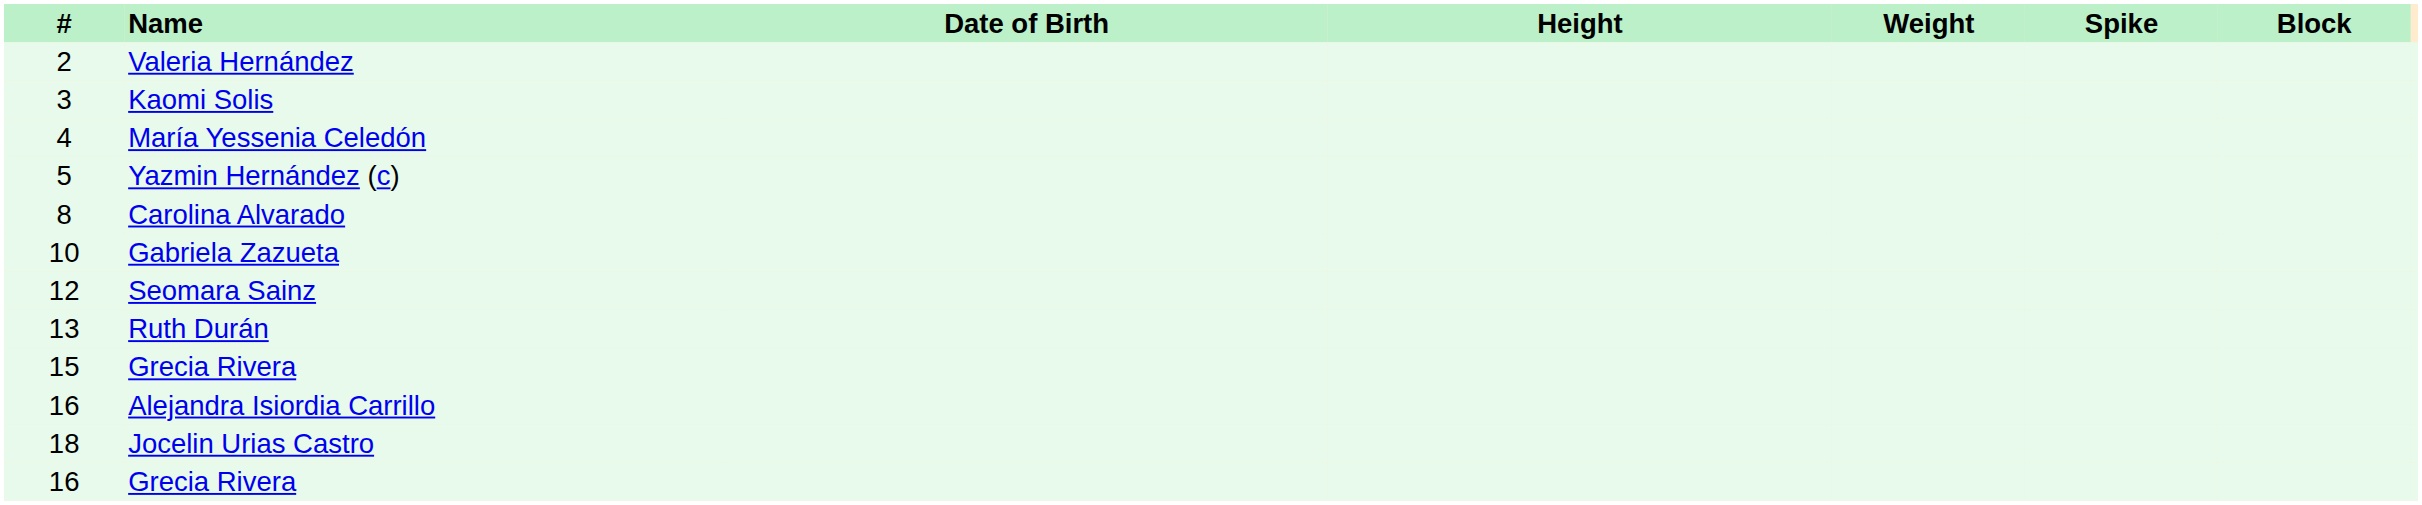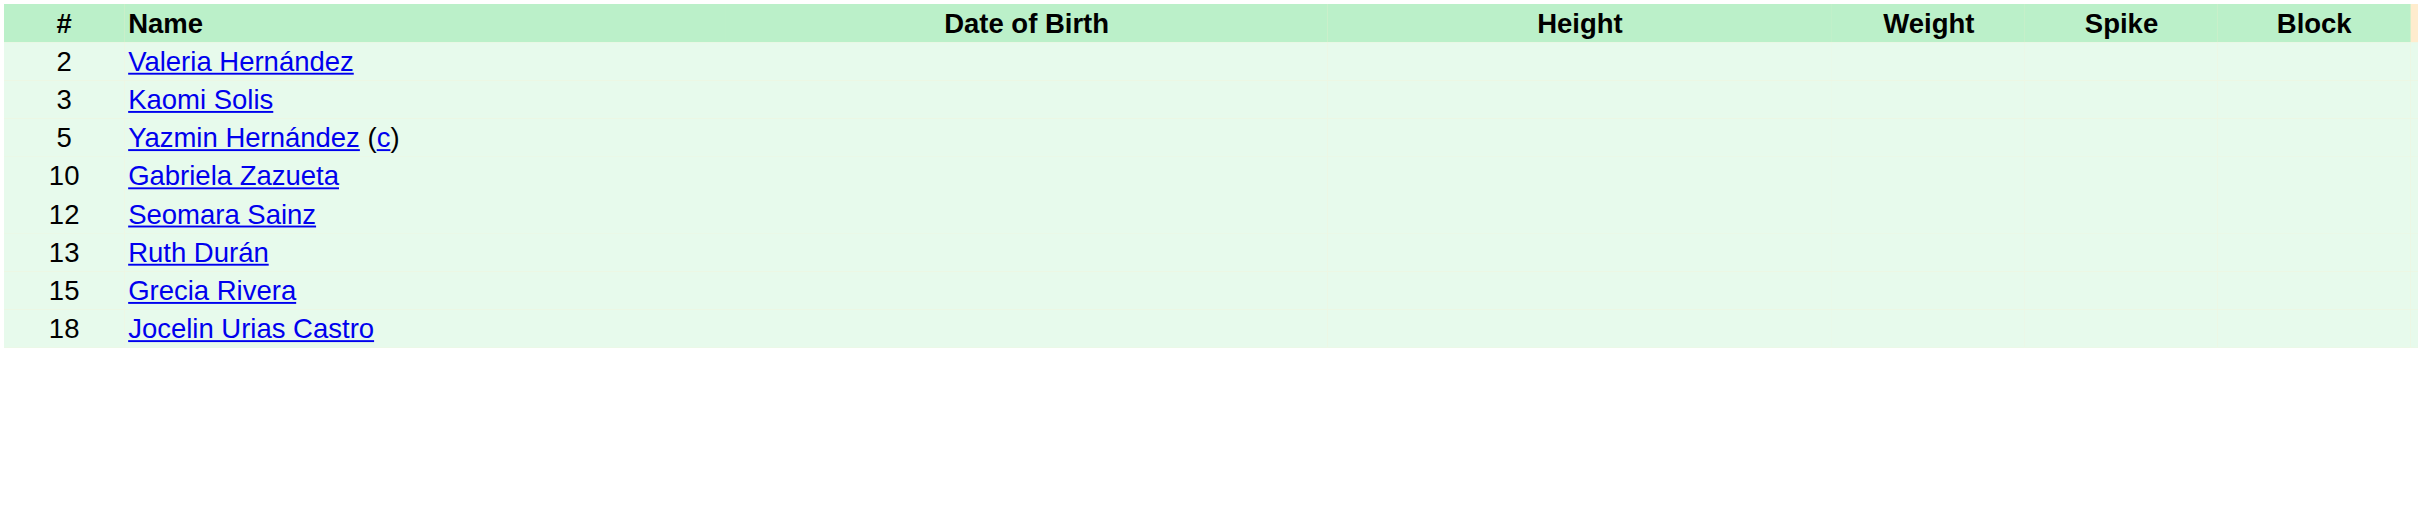- row: (64, 138)
- row: (64, 214)
- row: (64, 405)
- row: (64, 482)
